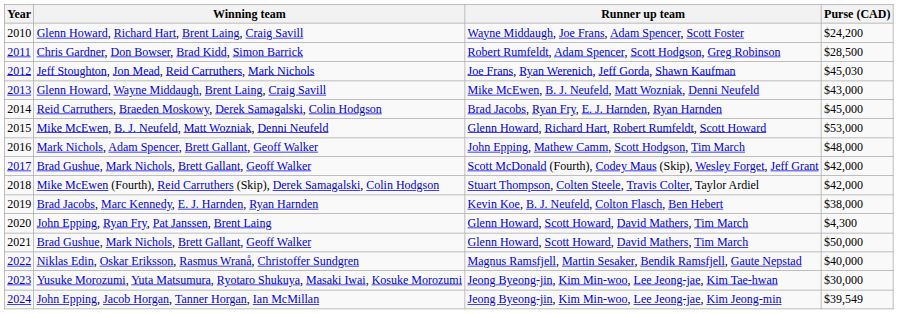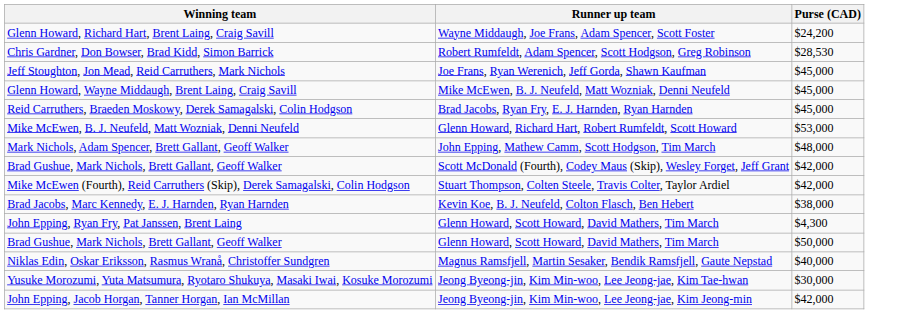- column: (19, 14)
(844, 52) $28,500 -> (814, 52) $28,530
(844, 71) $45,030 -> (814, 71) $45,000
(844, 90) $43,000 -> (814, 90) $45,000
(844, 299) $39,549 -> (814, 299) $42,000
